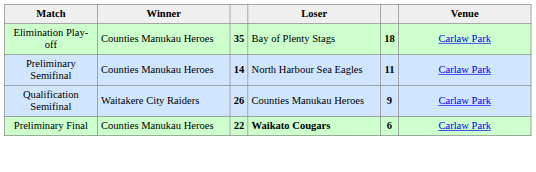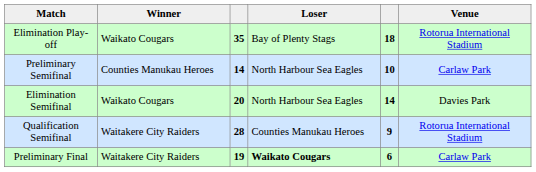(157, 39) Counties Manukau Heroes -> (137, 39) Waikato Cougars
(465, 39) Carlaw Park -> (465, 39) Rotorua International Stadium
(389, 70) 11 -> (389, 70) 10
+ row: (51, 101)
(239, 101) 26 -> (239, 132) 28
(465, 101) Carlaw Park -> (465, 132) Rotorua International Stadium
(157, 126) Counties Manukau Heroes -> (150, 157) Waitakere City Raiders
(239, 126) 22 -> (239, 157) 19
